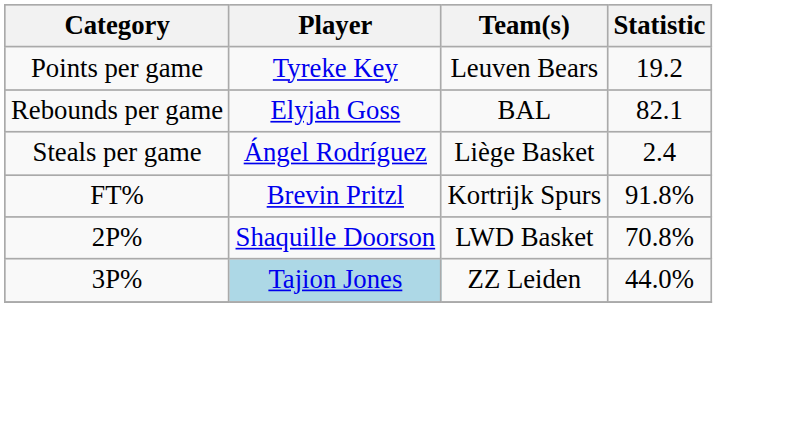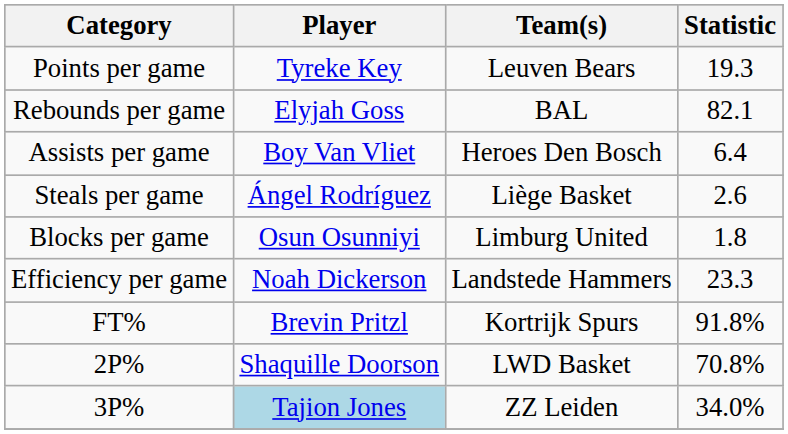(659, 68) 19.2 -> (730, 68) 19.3
+ row: (119, 152)
(659, 152) 2.4 -> (730, 195) 2.6
+ row: (119, 237)
+ row: (119, 279)
(659, 279) 44.0% -> (730, 407) 34.0%
